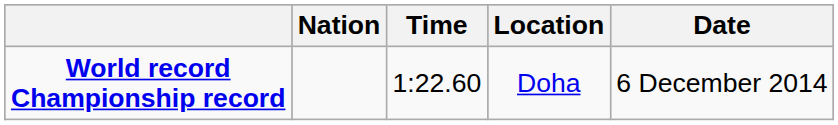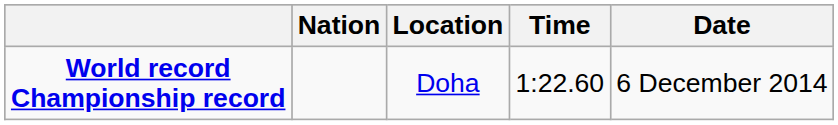columns swapped: (437, 25) <-> (549, 25)
